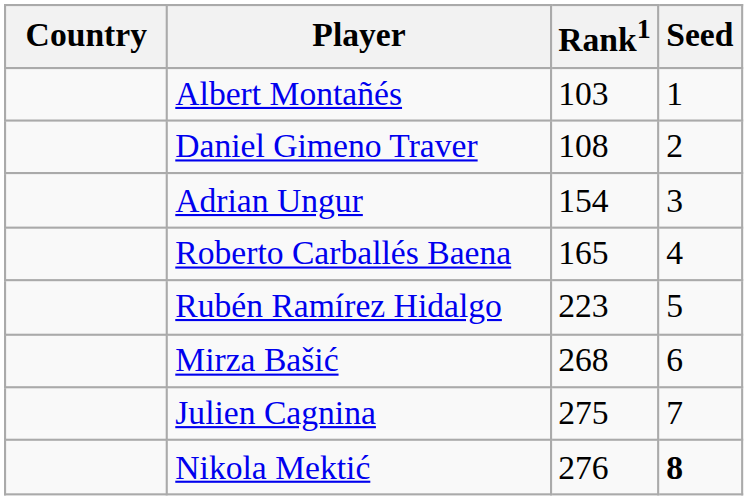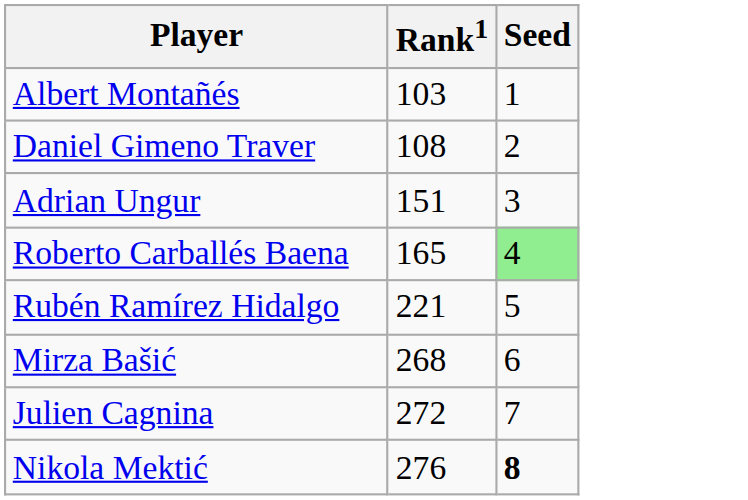- column: (86, 35)
(583, 200) 154 -> (421, 200) 151
(675, 253) no background -> (512, 253) lightgreen background
(583, 306) 223 -> (421, 306) 221
(583, 413) 275 -> (421, 413) 272
